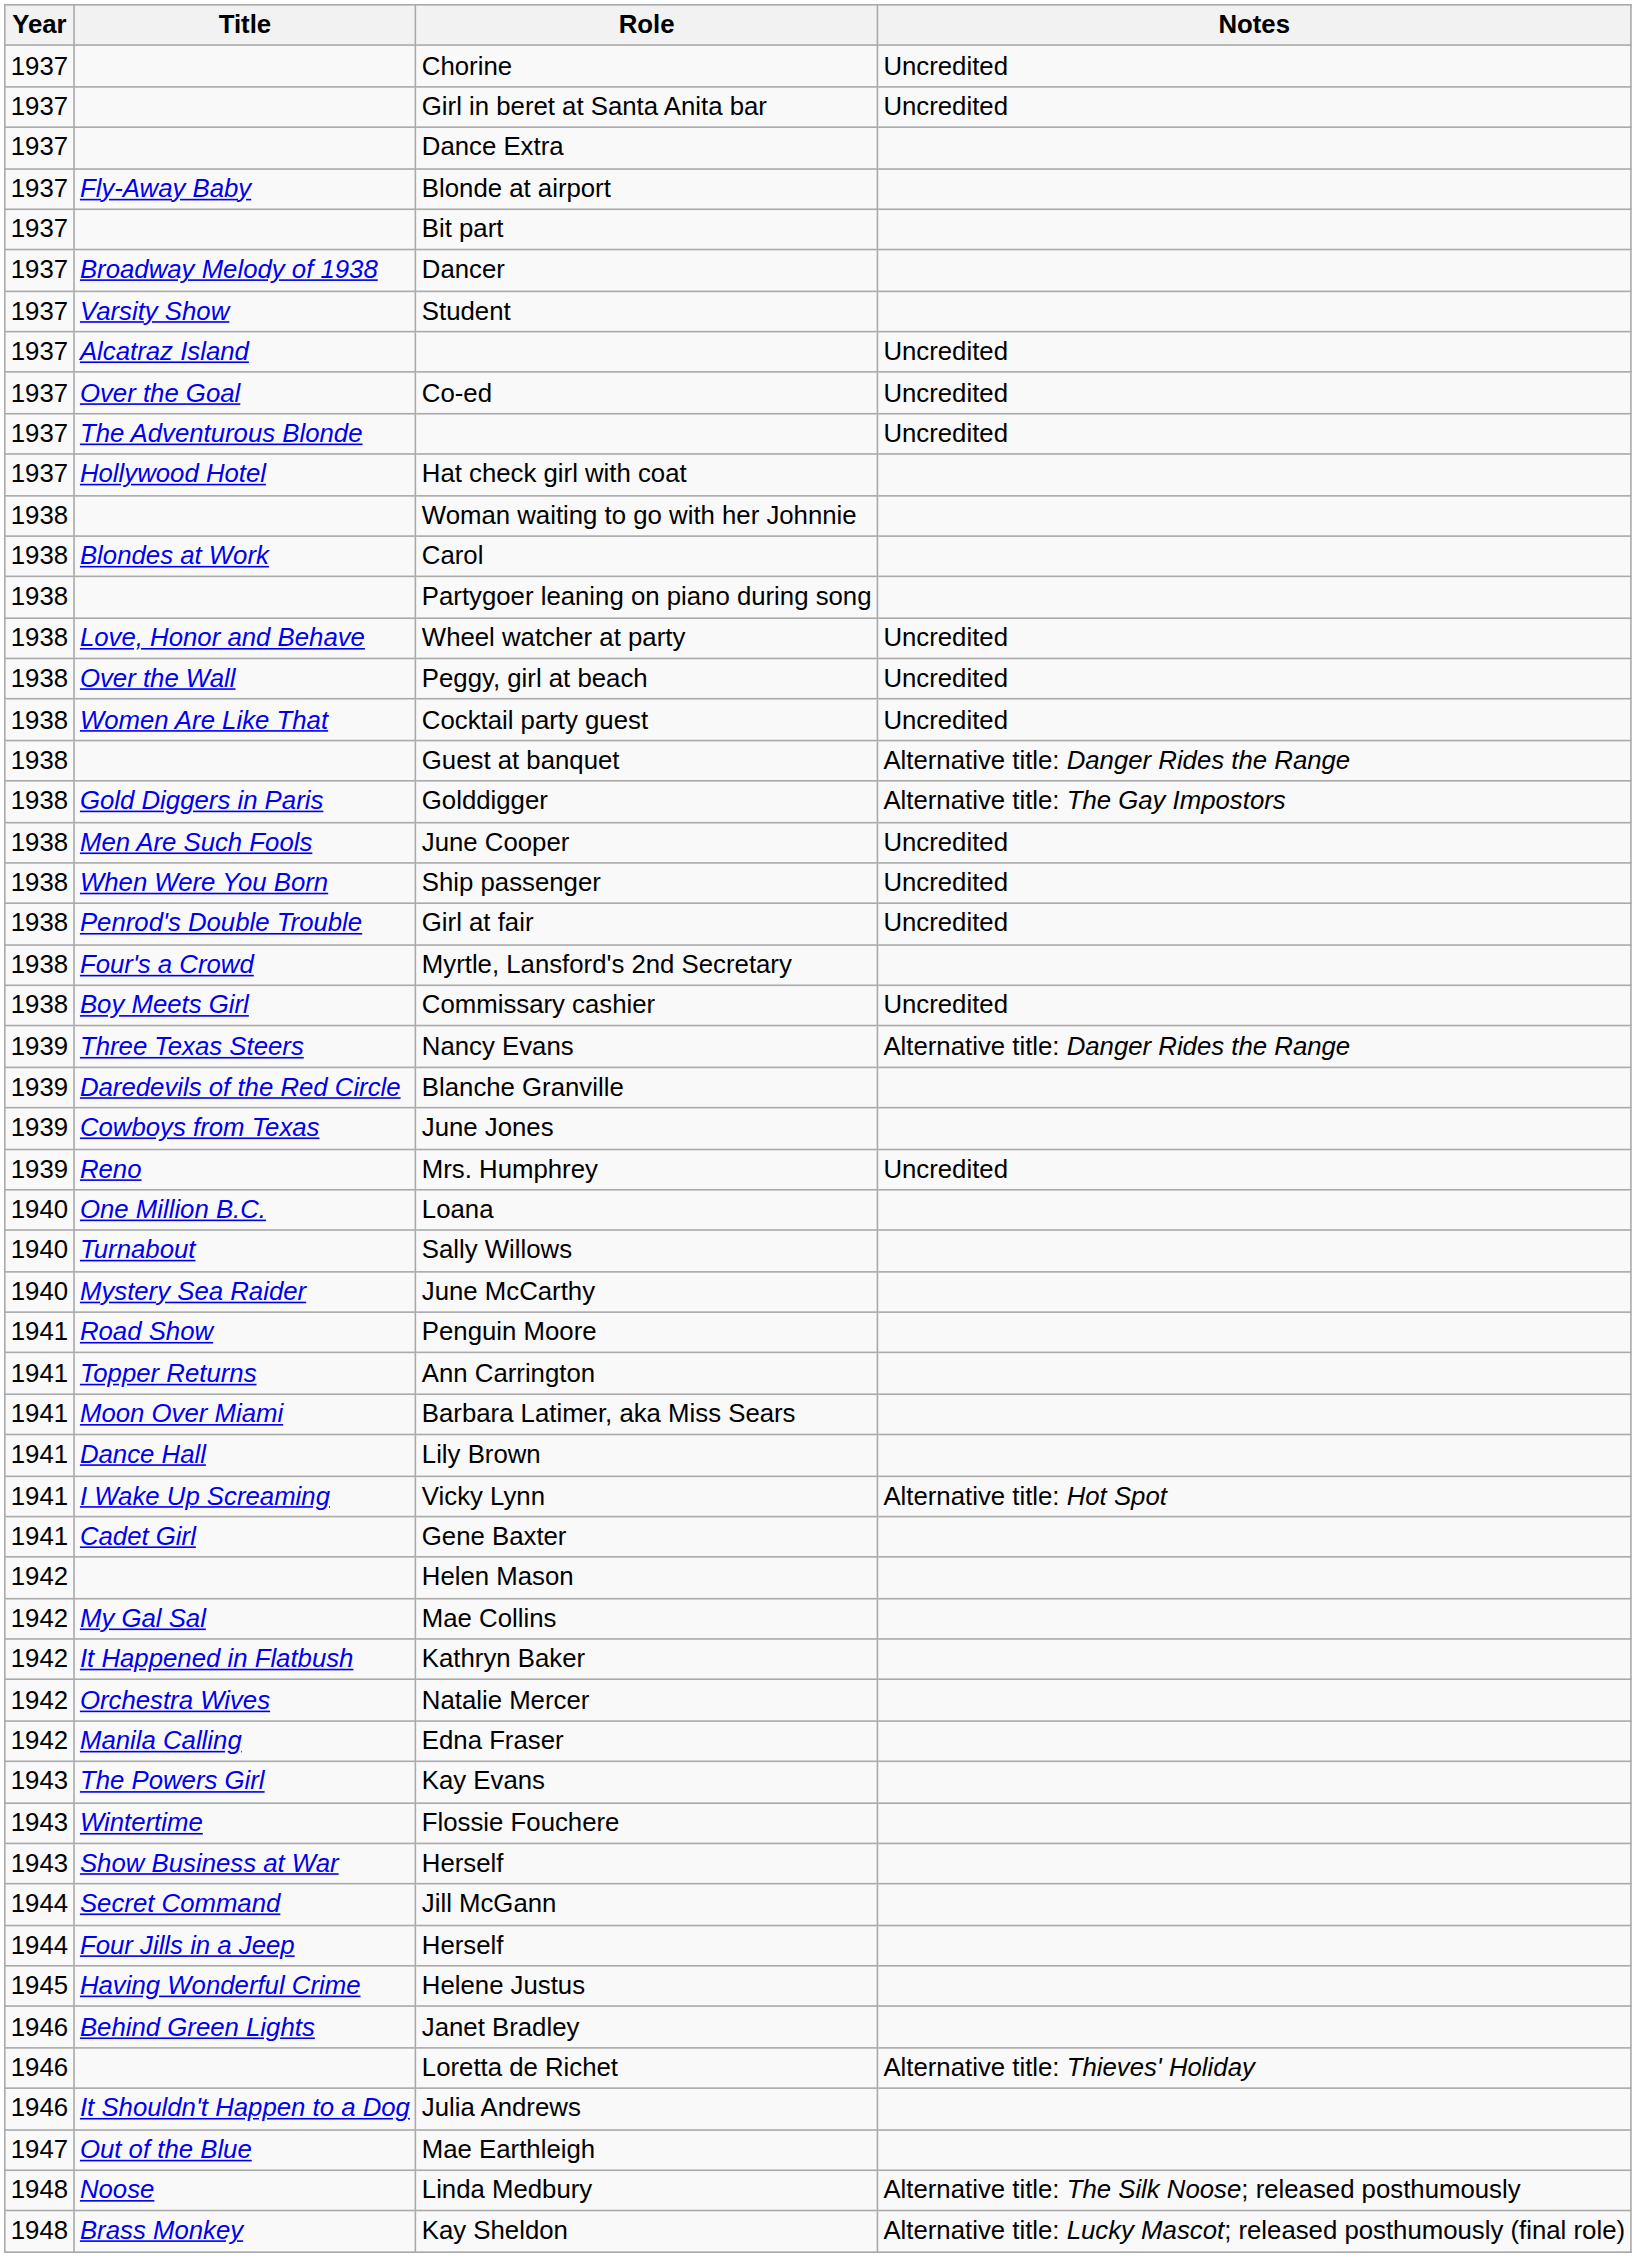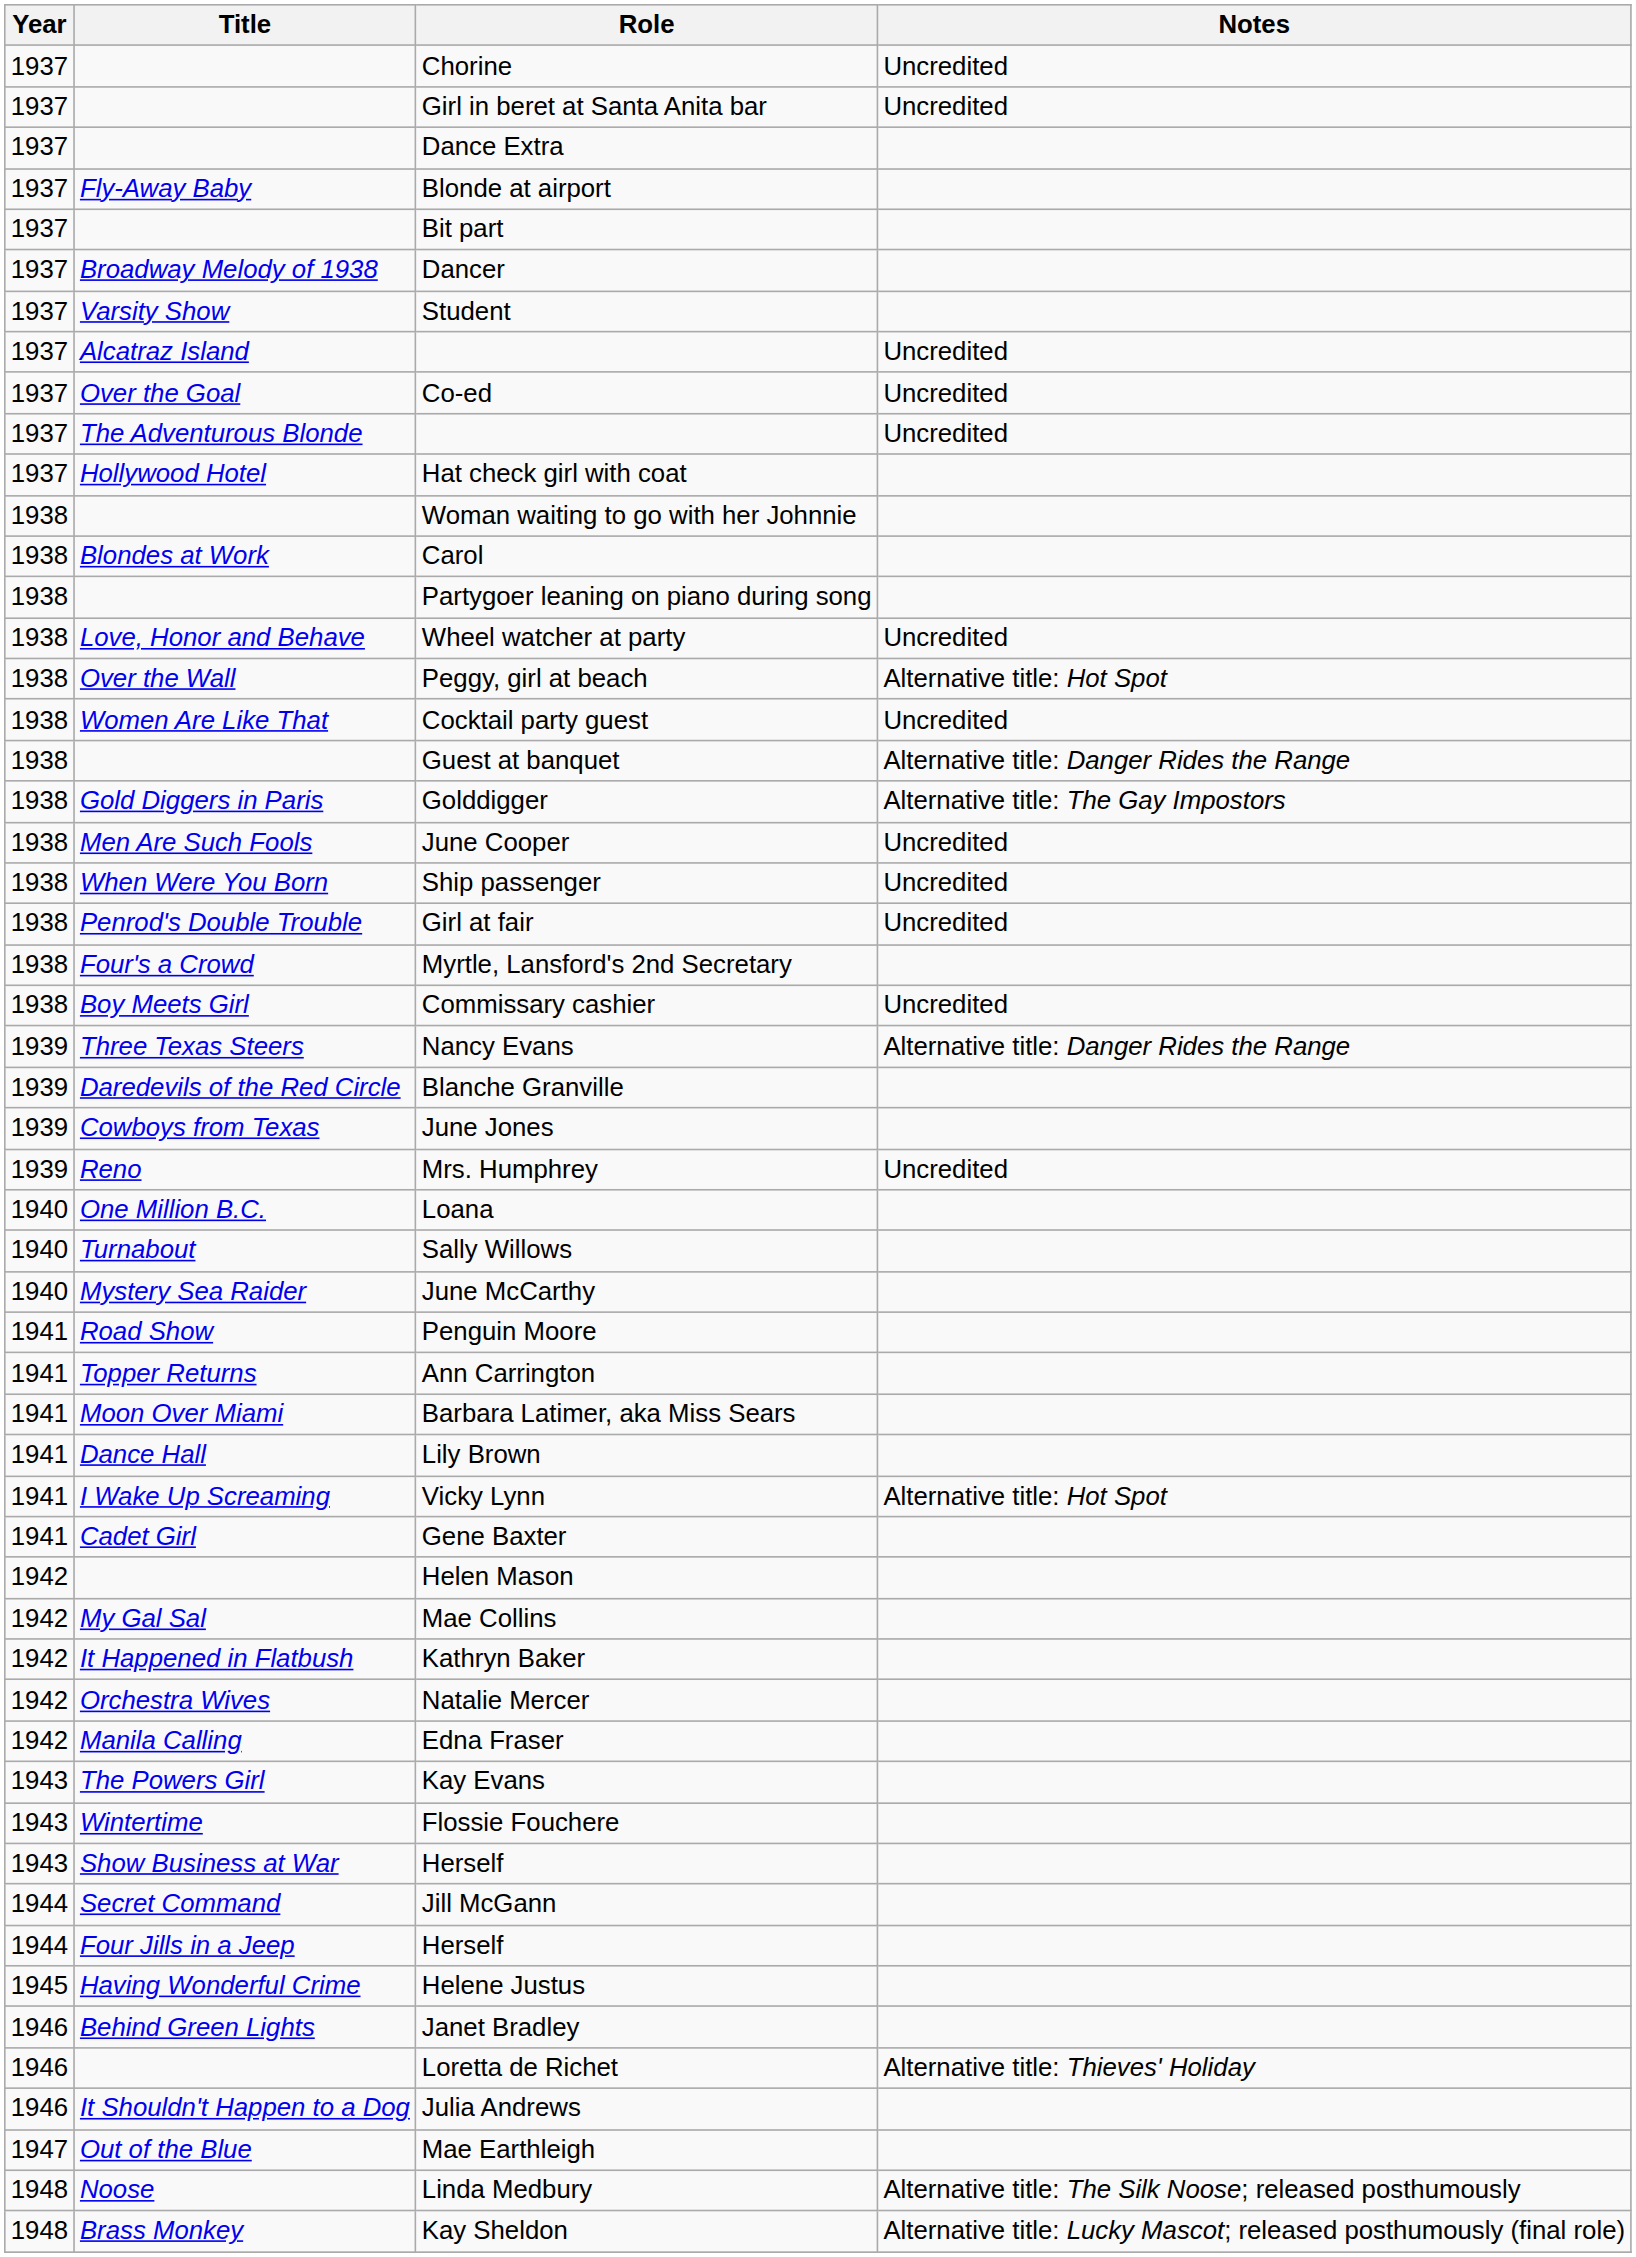(946, 678) Uncredited -> (1025, 678) Alternative title: Hot Spot
